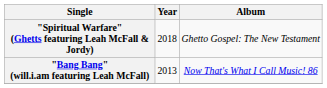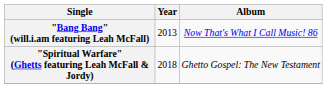rows swapped: (80, 70) <-> (80, 38)
